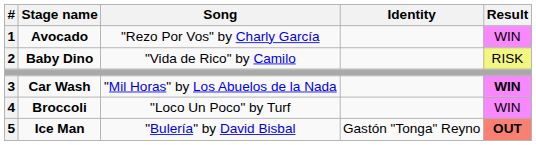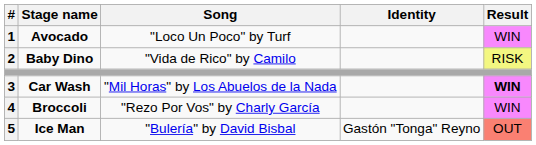(220, 36) "Rezo Por Vos" by Charly García -> (220, 36) "Loco Un Poco" by Turf
(220, 107) "Loco Un Poco" by Turf -> (220, 107) "Rezo Por Vos" by Charly García
(507, 129) bold -> (507, 129) normal
